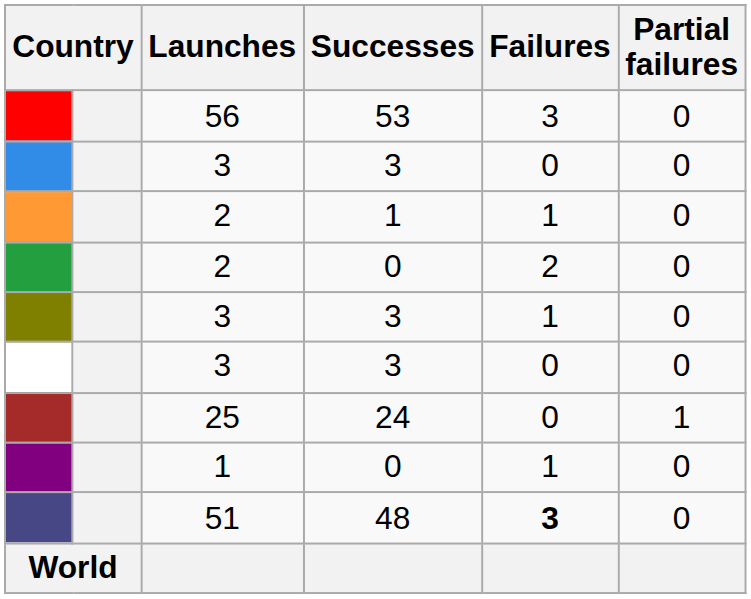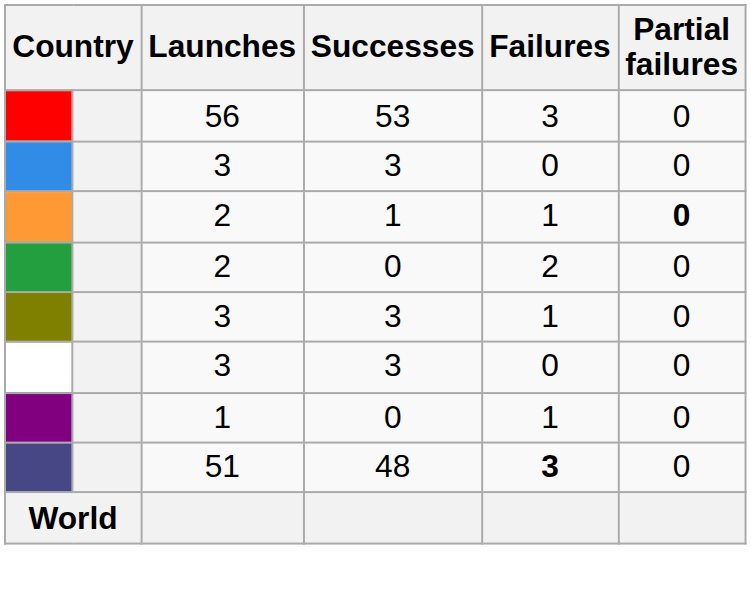(682, 215) normal -> (682, 215) bold
- row: (222, 416)
